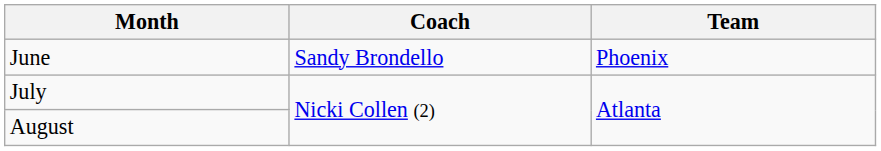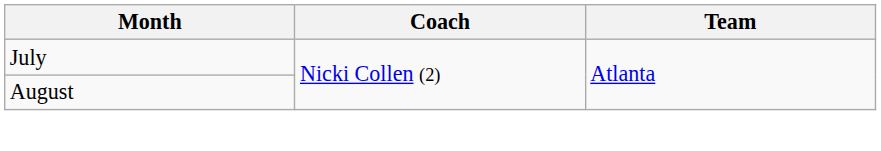- row: (30, 57)
